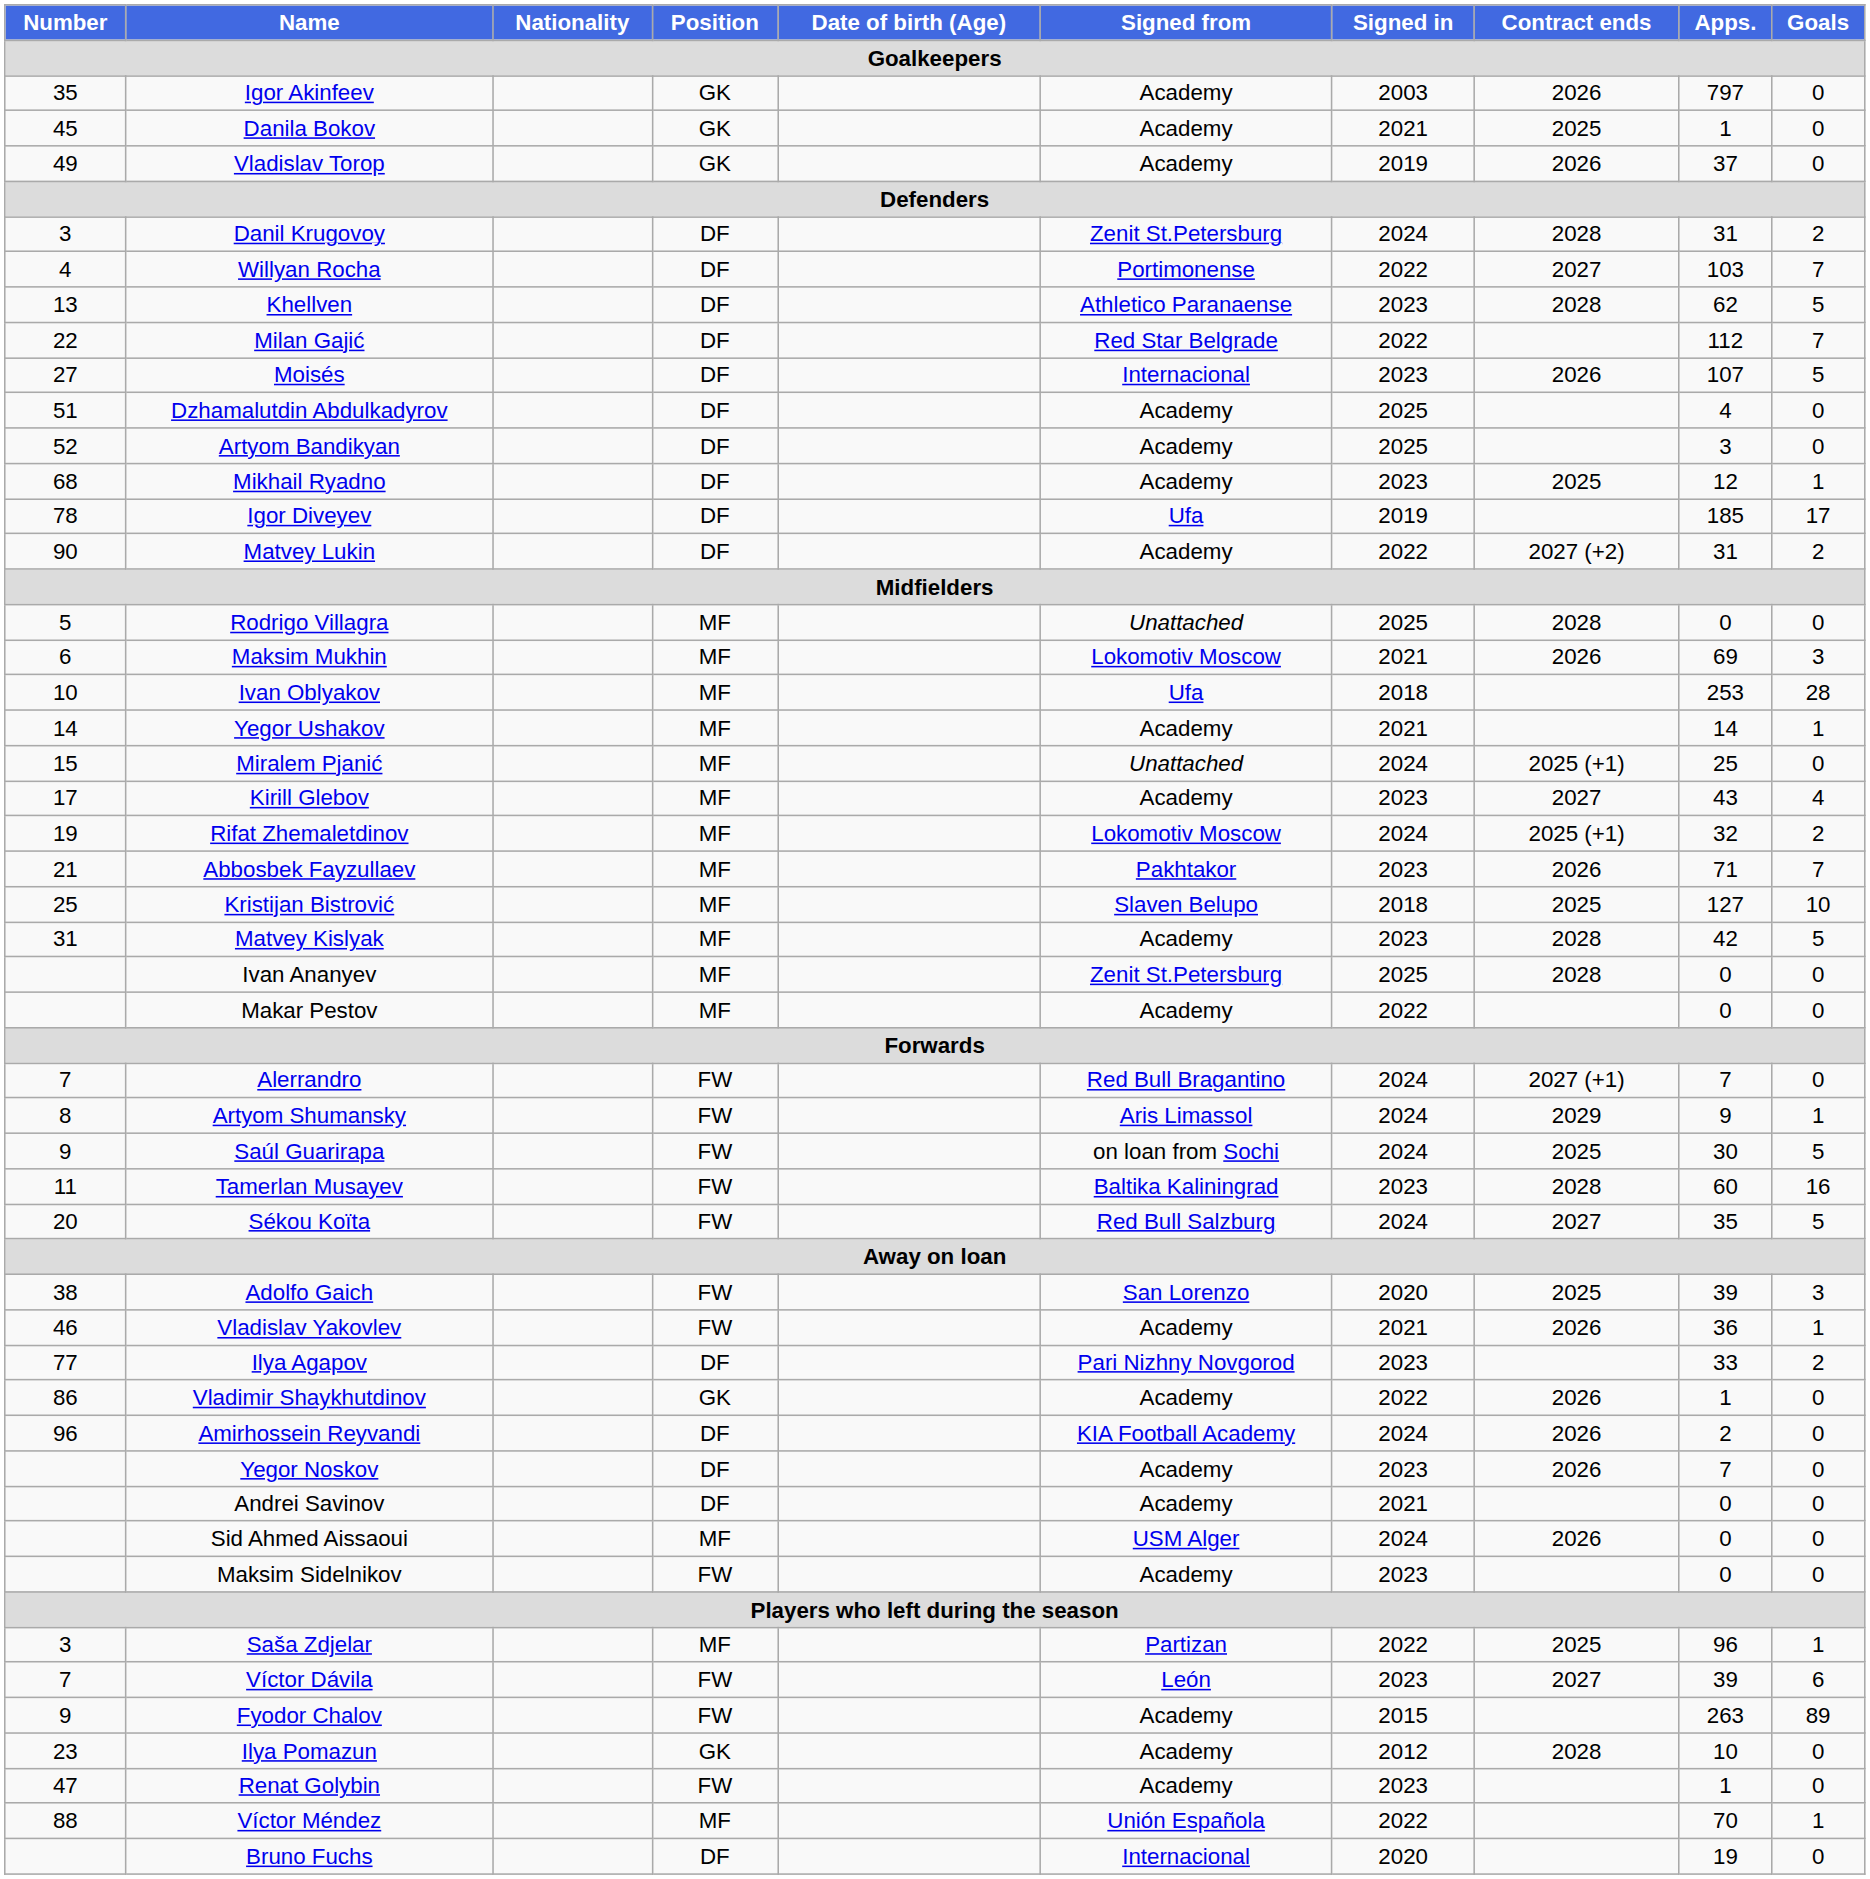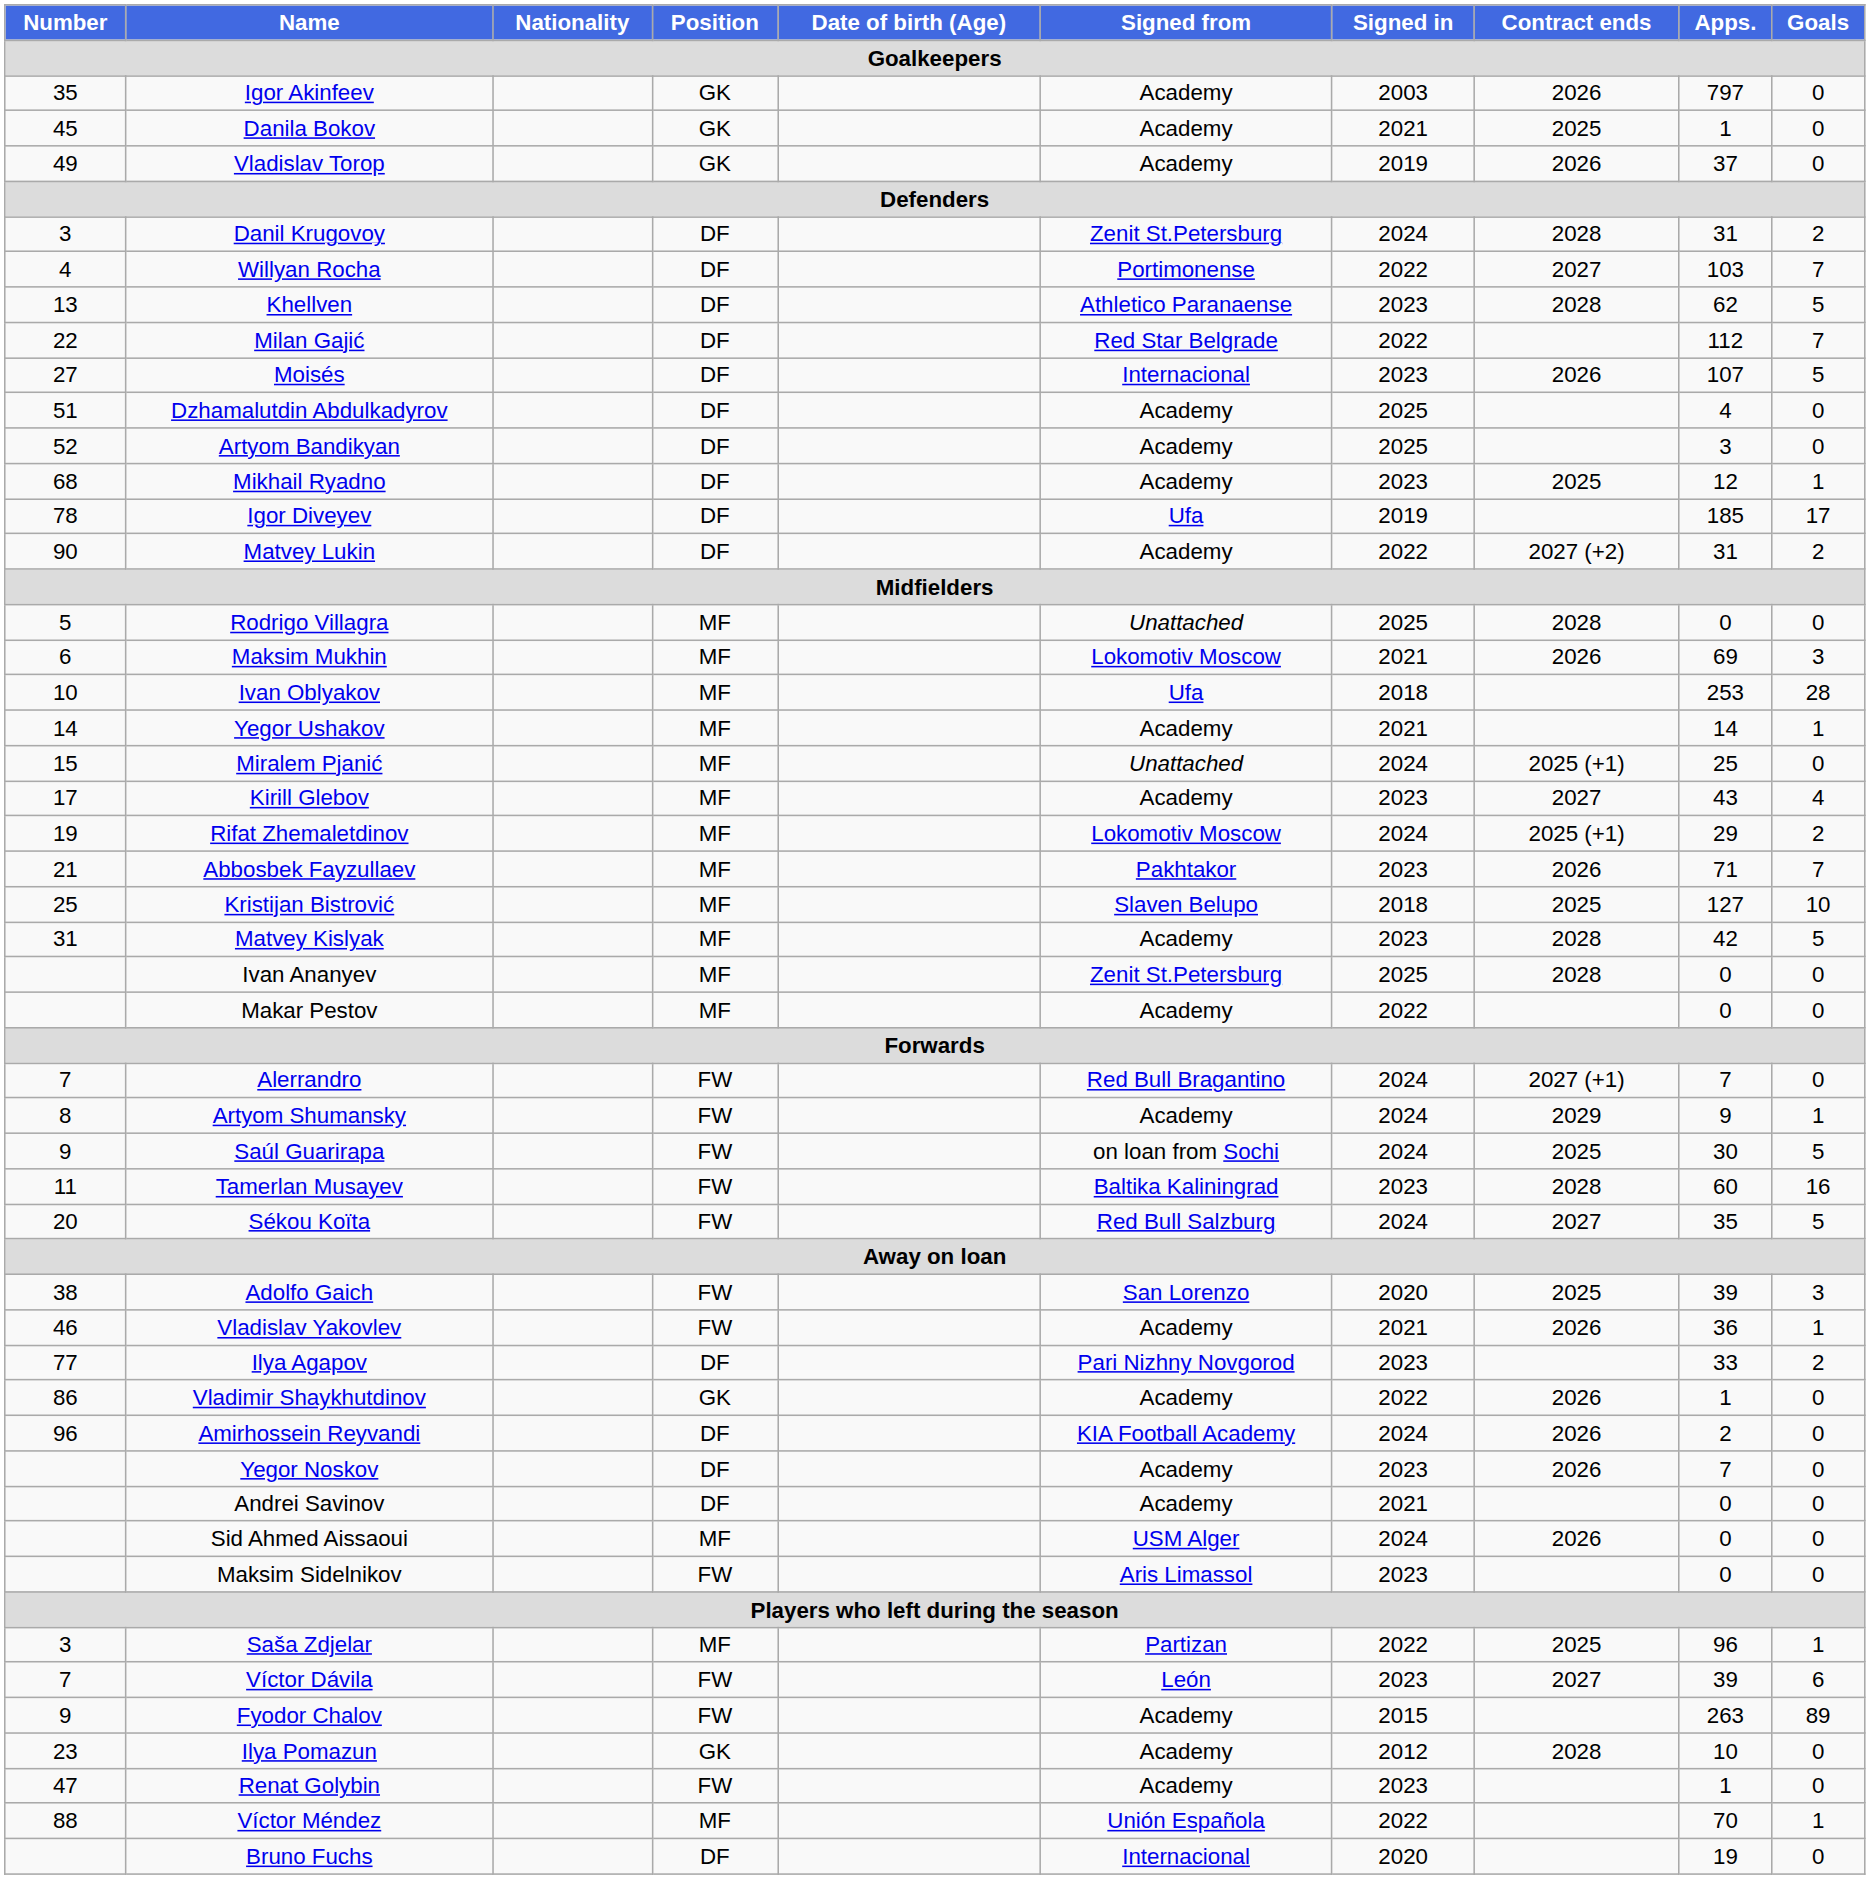(1725, 834) 32 -> (1725, 834) 29
(1186, 1116) Aris Limassol -> (1186, 1116) Academy
(1186, 1574) Academy -> (1186, 1574) Aris Limassol
